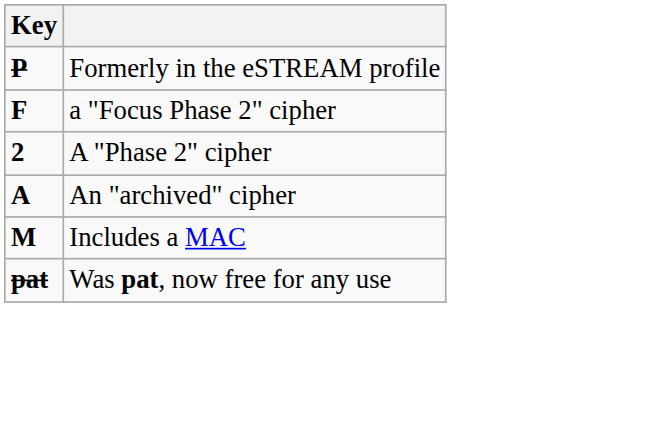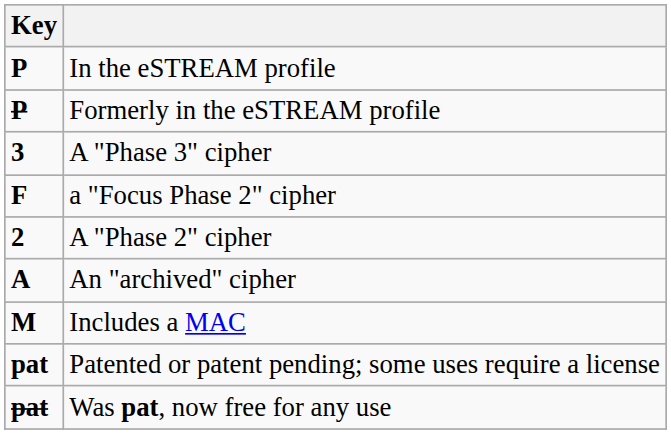+ row: (203, 68)
+ row: (170, 152)
+ row: (365, 364)
